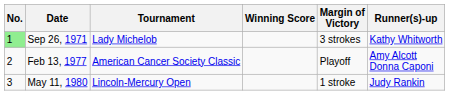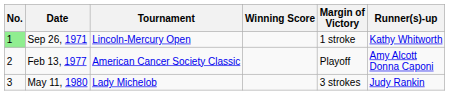(124, 40) Lady Michelob -> (141, 40) Lincoln-Mercury Open
(340, 40) 3 strokes -> (338, 40) 1 stroke
(141, 83) Lincoln-Mercury Open -> (124, 83) Lady Michelob
(338, 83) 1 stroke -> (340, 83) 3 strokes
